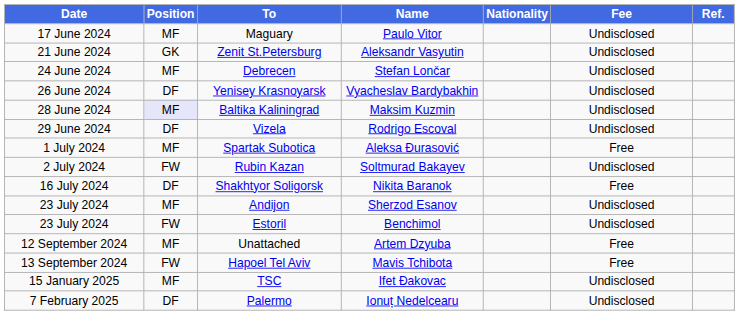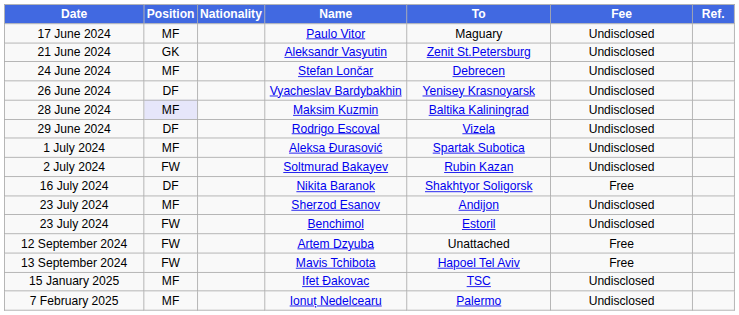columns swapped: (517, 14) <-> (269, 14)
(622, 148) Free -> (622, 148) Undisclosed
(171, 244) MF -> (171, 244) FW
(171, 301) DF -> (171, 301) MF
